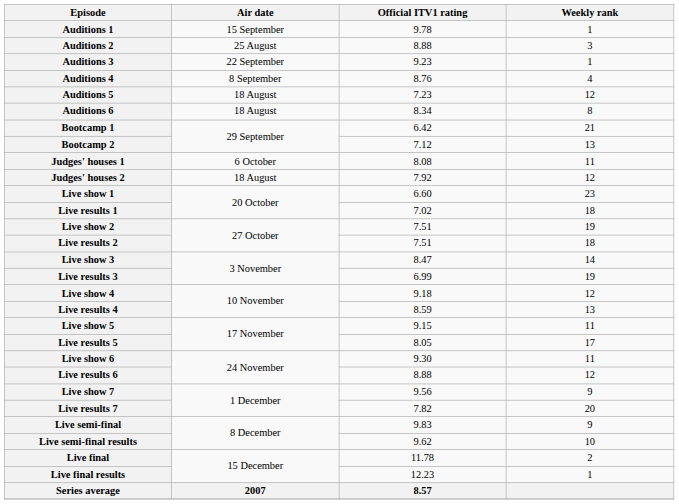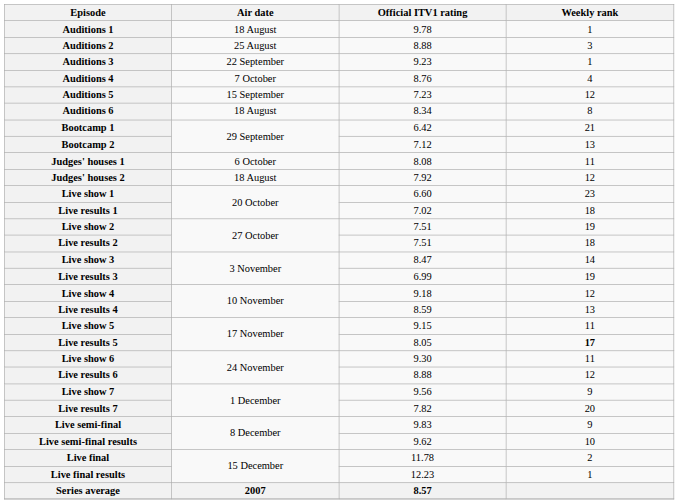(255, 29) 15 September -> (255, 29) 18 August
(255, 78) 8 September -> (255, 78) 7 October
(255, 95) 18 August -> (255, 95) 15 September
(590, 342) normal -> (590, 342) bold
